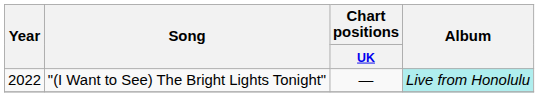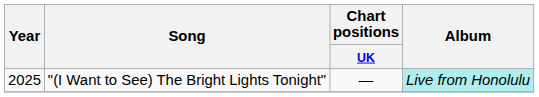(24, 80) 2022 -> (24, 80) 2025
